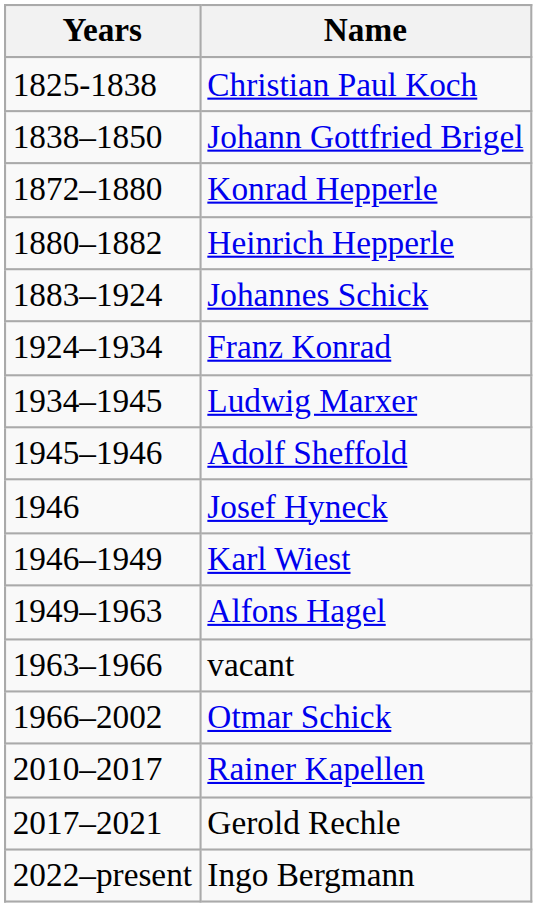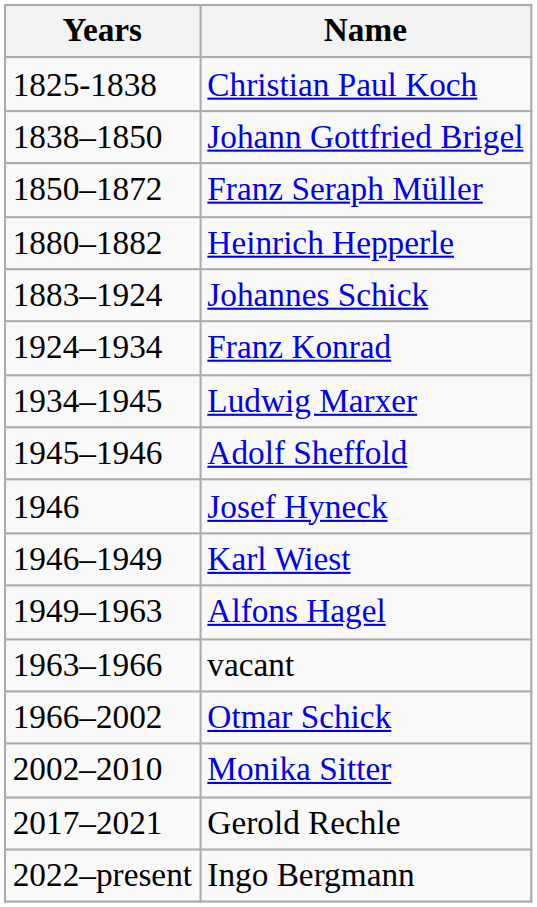+ row: (345, 189)
- row: (322, 189)
+ row: (299, 769)
- row: (316, 769)
